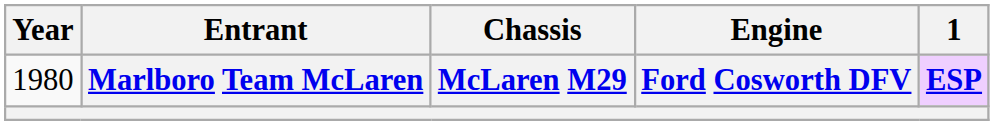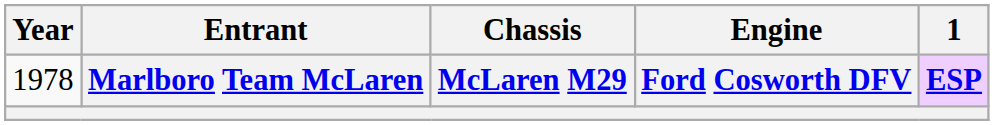(43, 79) 1980 -> (43, 79) 1978
